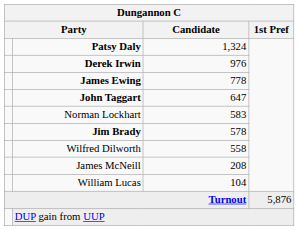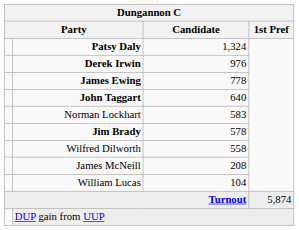(238, 98) 647 -> (238, 98) 640
(279, 200) 5,876 -> (279, 200) 5,874
